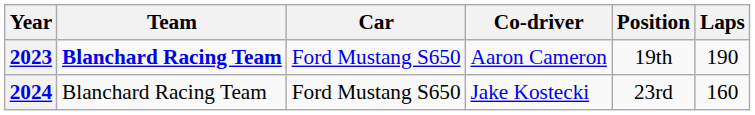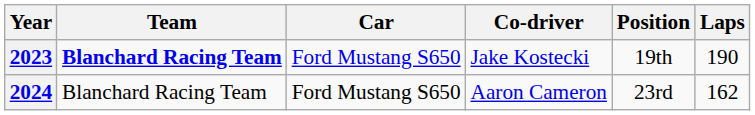(539, 57) Aaron Cameron -> (530, 57) Jake Kostecki
(530, 92) Jake Kostecki -> (539, 92) Aaron Cameron
(722, 92) 160 -> (722, 92) 162
